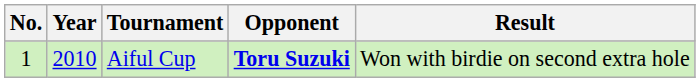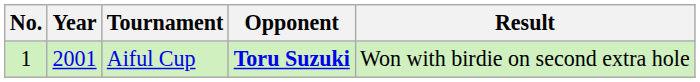(75, 59) 2010 -> (75, 59) 2001
